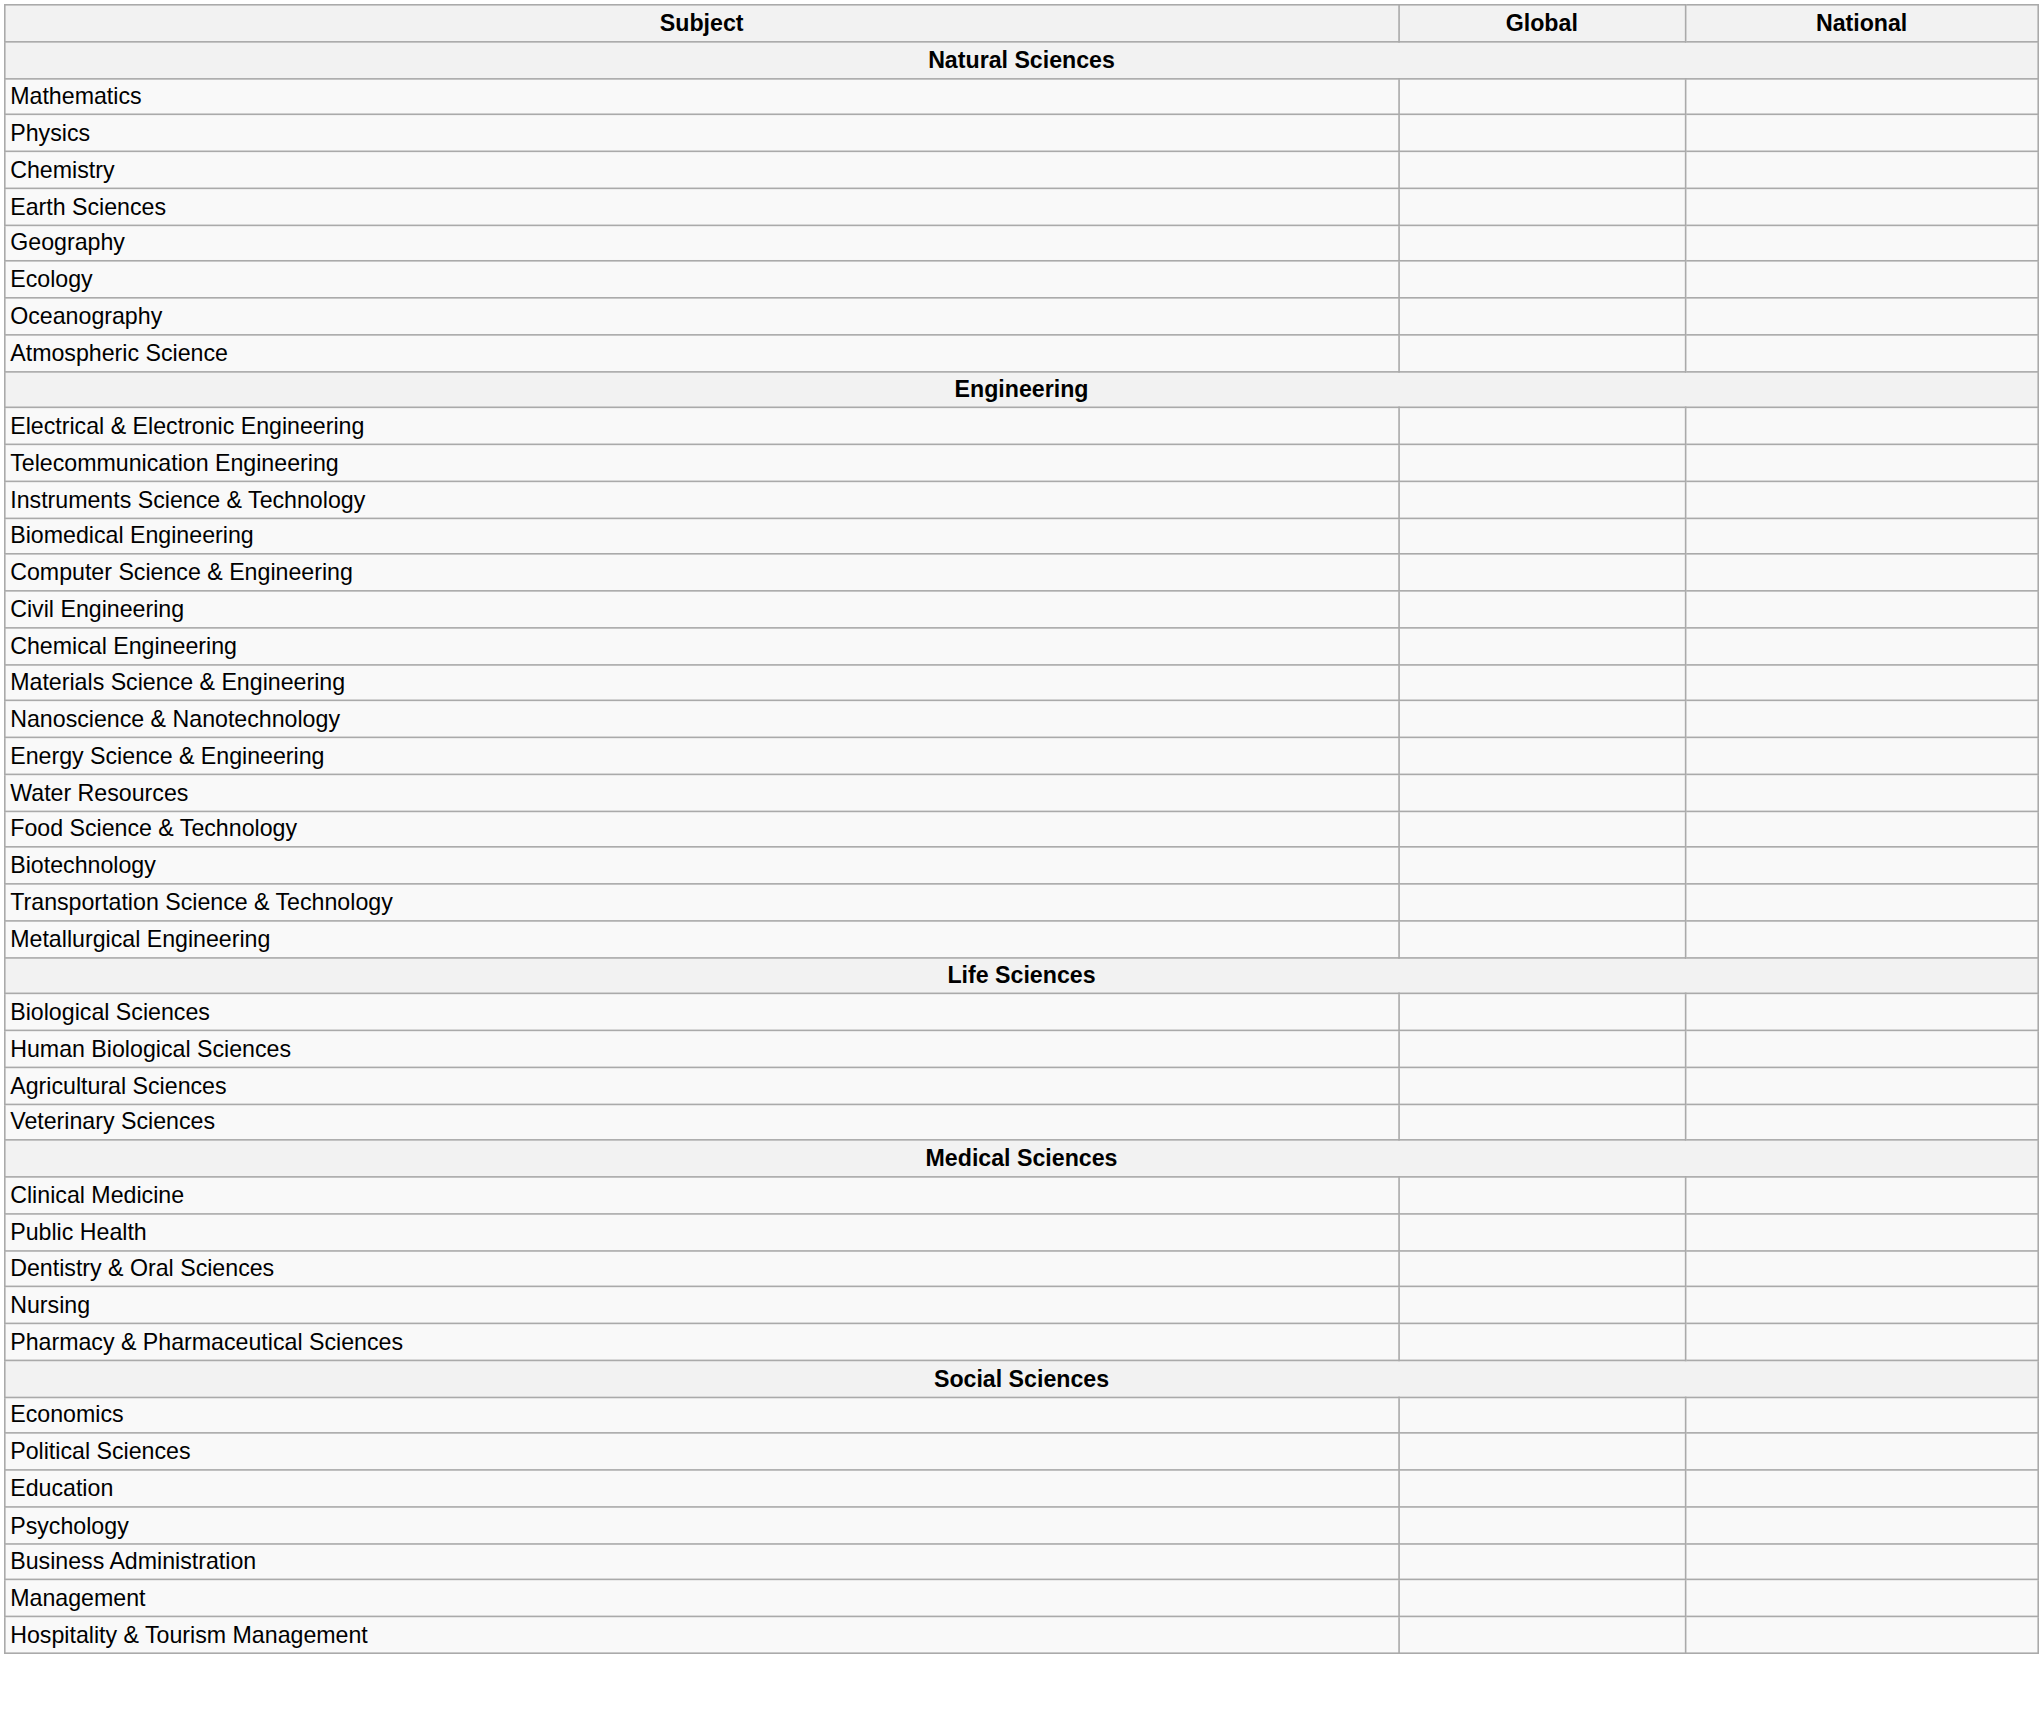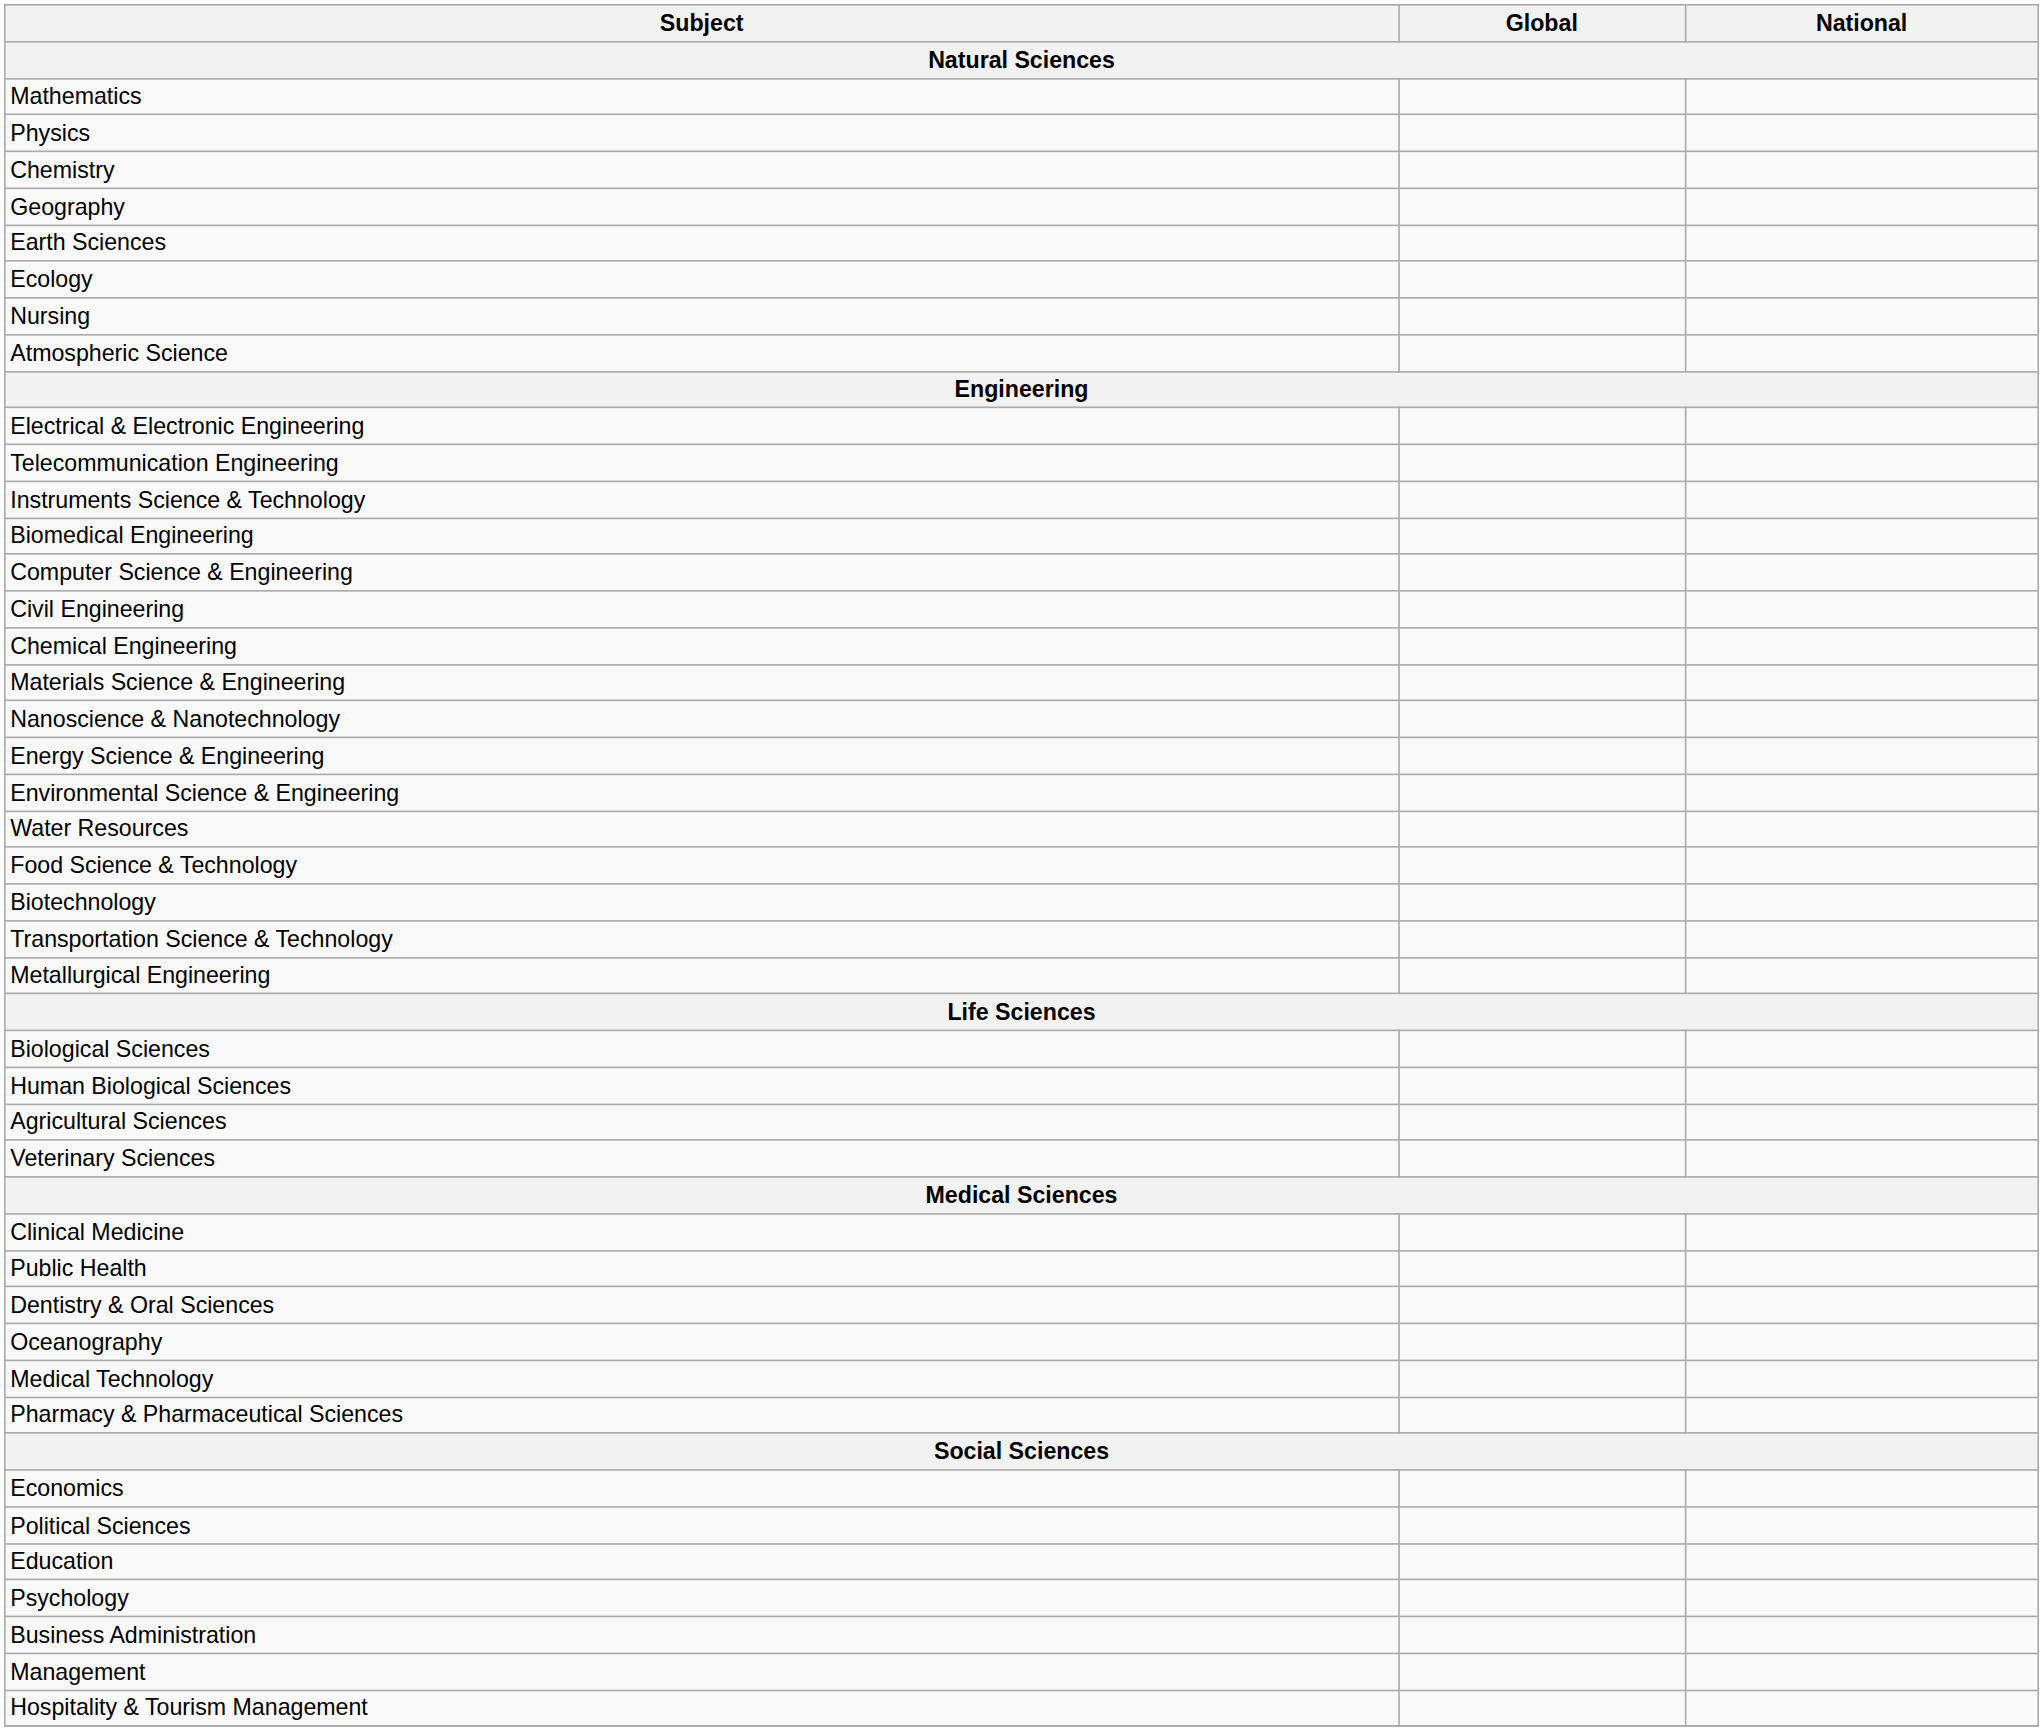rows swapped: (88, 207) <-> (68, 243)
rows swapped: (86, 317) <-> (50, 1305)
+ row: (205, 793)
+ row: (112, 1379)
